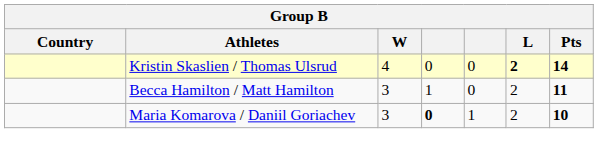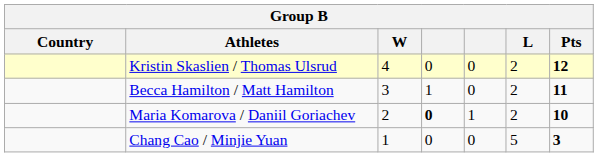(514, 66) bold -> (514, 66) normal
(561, 66) 14 -> (561, 66) 12
(385, 115) 3 -> (385, 115) 2
+ row: (208, 139)
